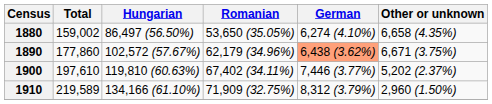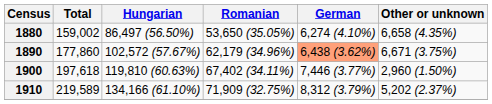(78, 71) 197,610 -> (78, 71) 197,618
(419, 71) 5,202 (2.37%) -> (419, 71) 2,960 (1.50%)
(419, 90) 2,960 (1.50%) -> (419, 90) 5,202 (2.37%)
